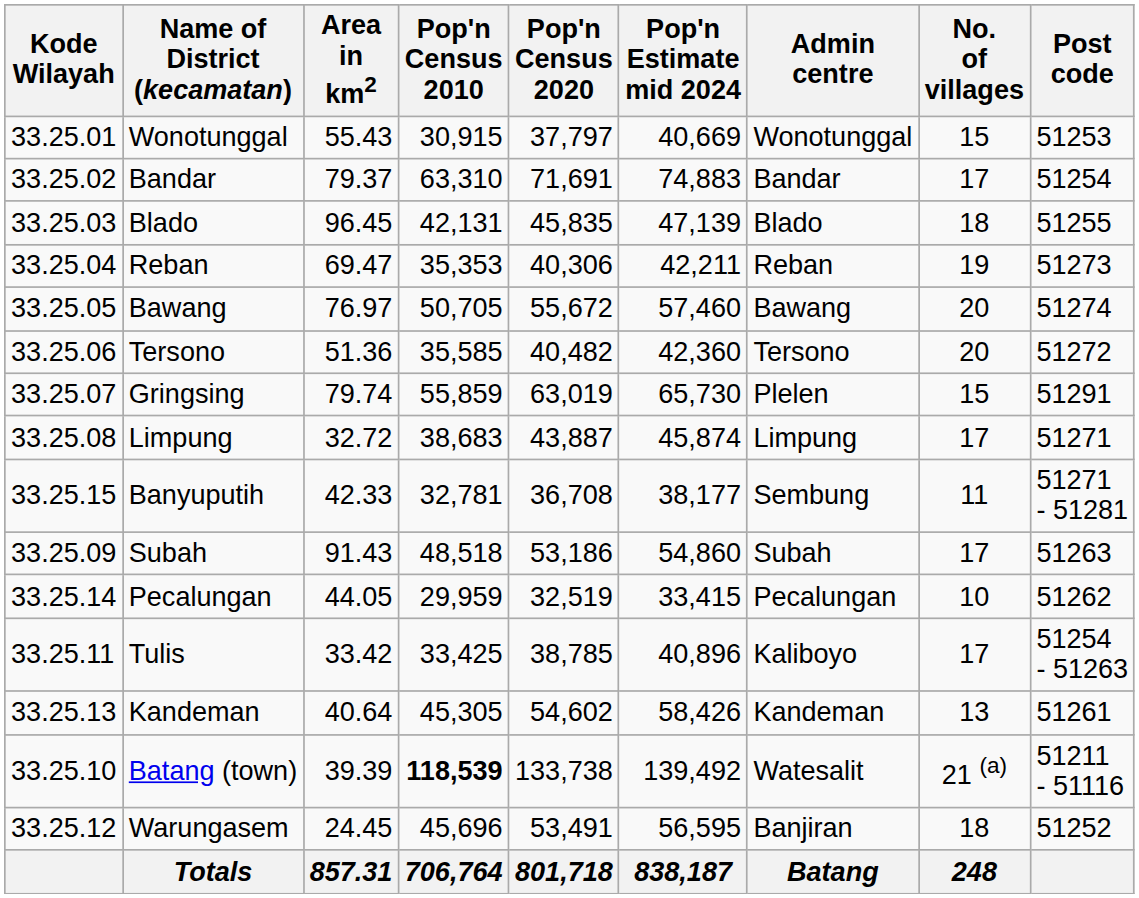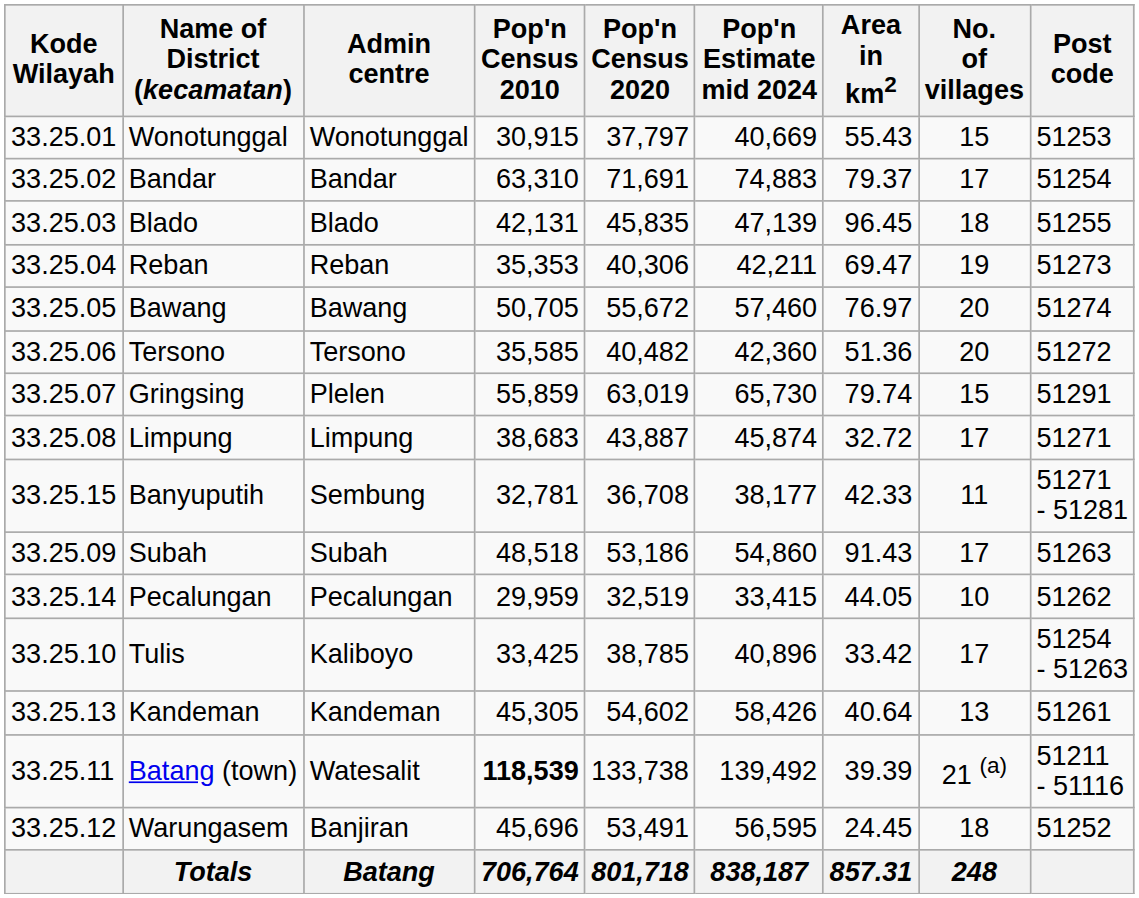columns swapped: (351, 60) <-> (833, 60)
(63, 654) 33.25.11 -> (64, 654) 33.25.10
(64, 770) 33.25.10 -> (63, 770) 33.25.11
